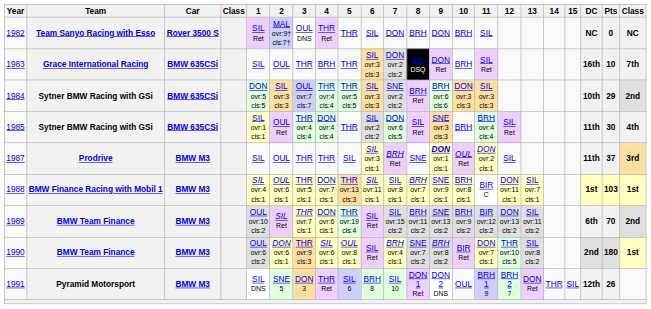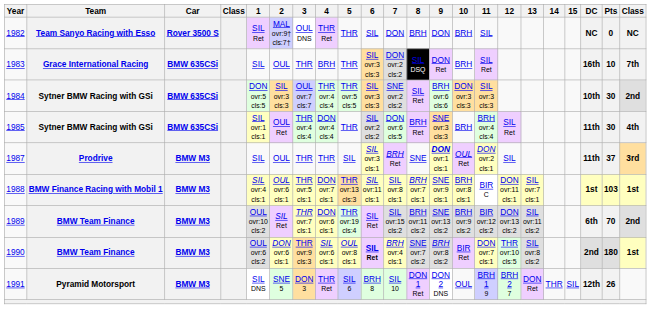(418, 95) BRH Ret -> (418, 95) SIL Ret
(611, 95) 29 -> (611, 95) 30
(418, 126) SIL Ret -> (418, 126) BRH Ret
(372, 252) normal -> (372, 252) bold
